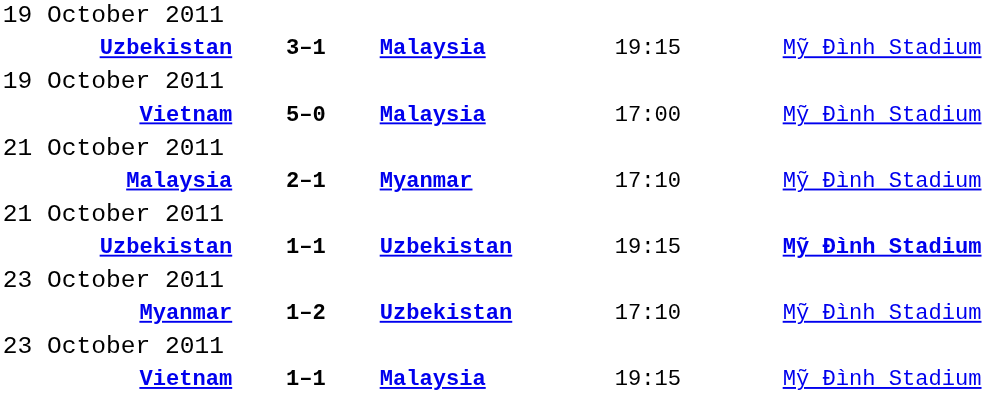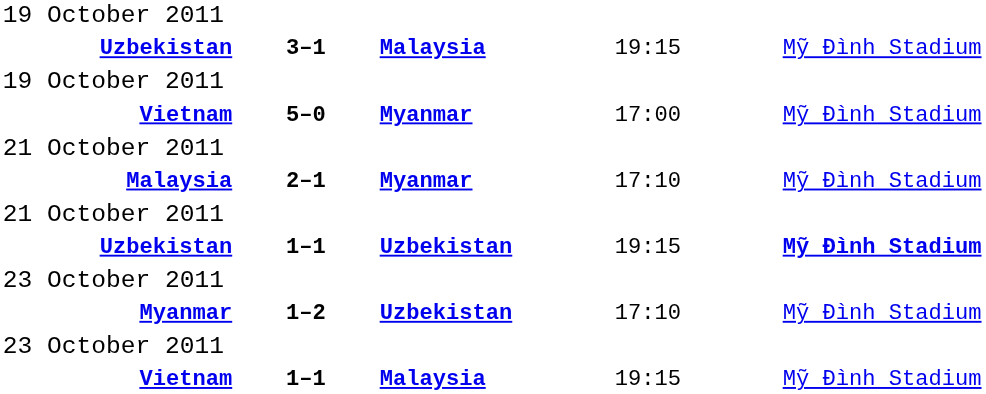(433, 115) Malaysia -> (426, 115) Myanmar
